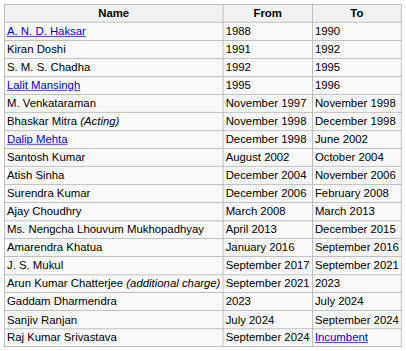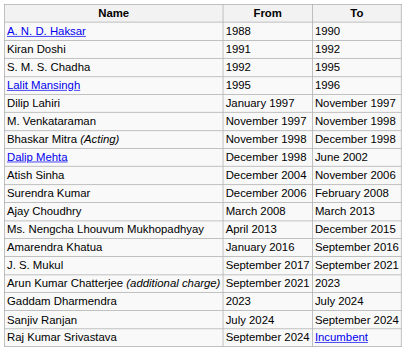+ row: (33, 103)
- row: (46, 157)
